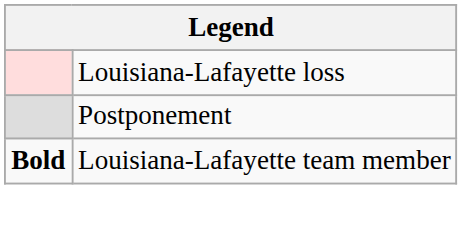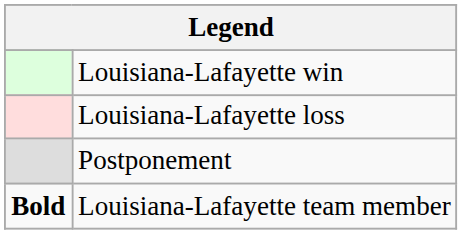+ row: (211, 71)
